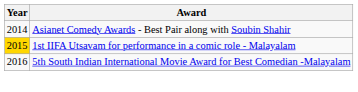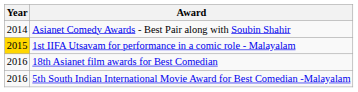+ row: (125, 62)
